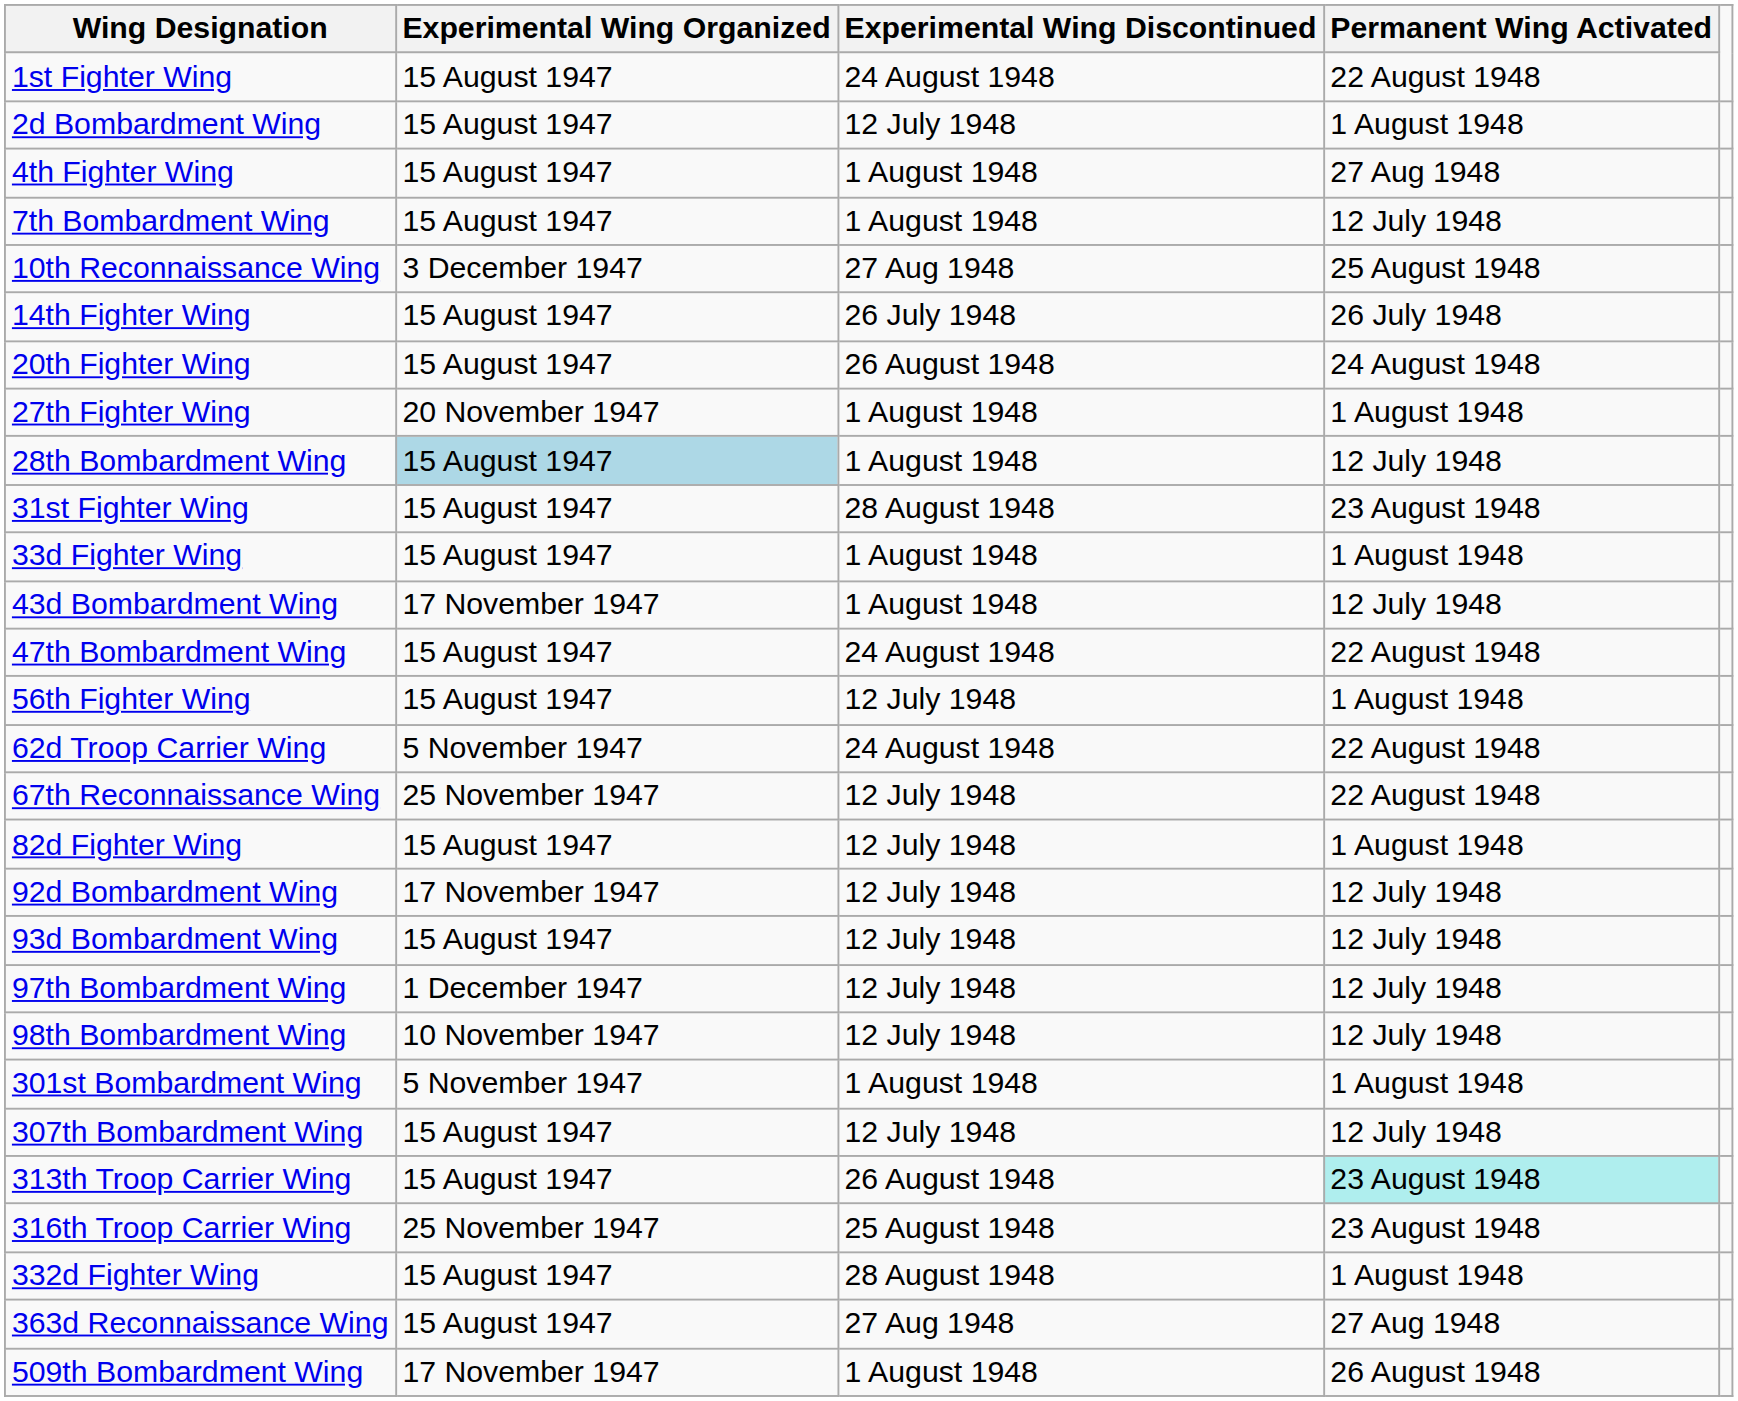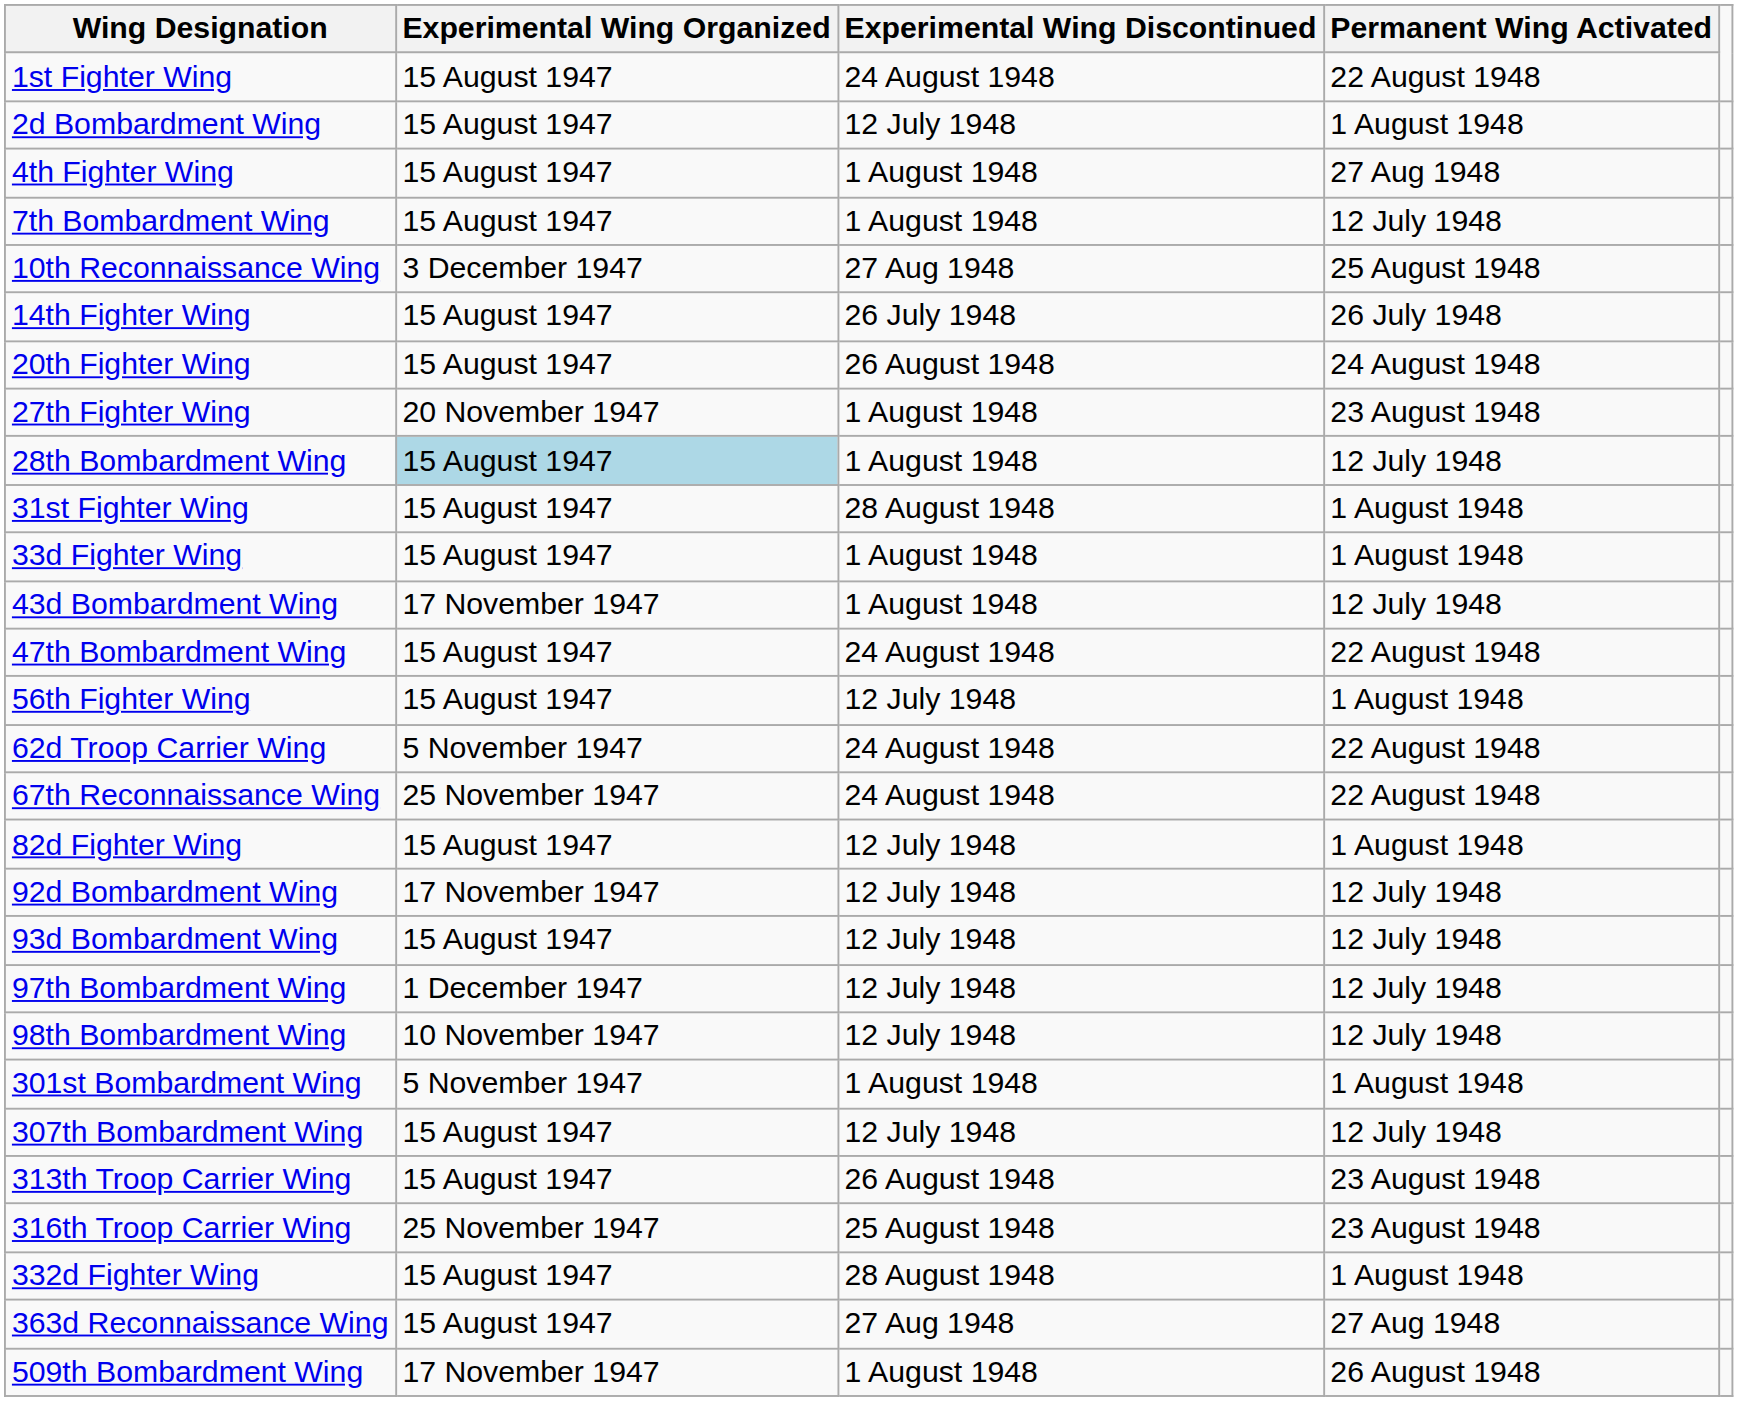(1427, 412) 1 August 1948 -> (1435, 412) 23 August 1948
(1435, 508) 23 August 1948 -> (1427, 508) 1 August 1948
(930, 795) 12 July 1948 -> (950, 795) 24 August 1948
(1435, 1179) paleturquoise background -> (1435, 1179) no background
